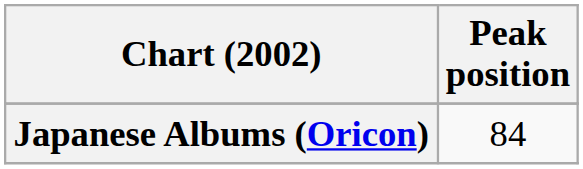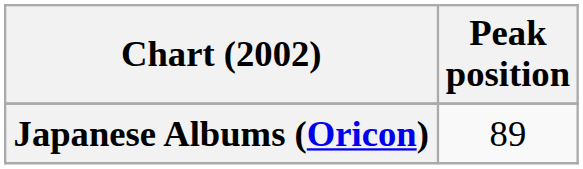(508, 132) 84 -> (508, 132) 89
